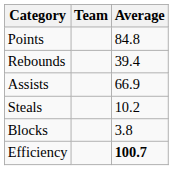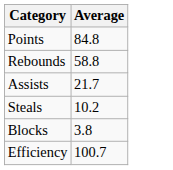- column: (91, 15)
(127, 61) 39.4 -> (87, 61) 58.8
(127, 84) 66.9 -> (87, 84) 21.7
(131, 152) bold -> (90, 152) normal
